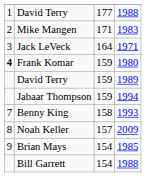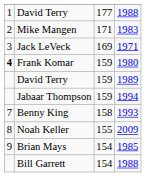(104, 46) 164 -> (104, 46) 169
(104, 130) 157 -> (104, 130) 155
